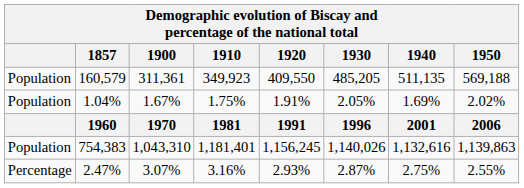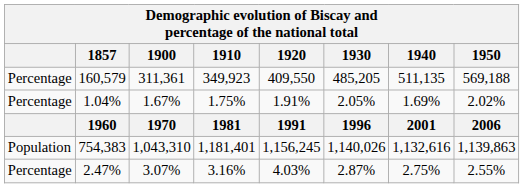(39, 78) Population -> (40, 78) Percentage
(39, 101) Population -> (40, 101) Percentage
(291, 170) 2.93% -> (291, 170) 4.03%
